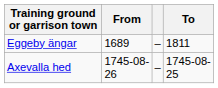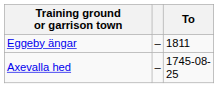- column: (127, 19)
